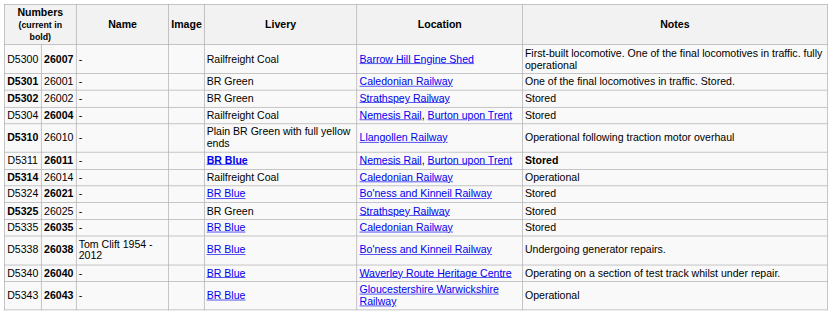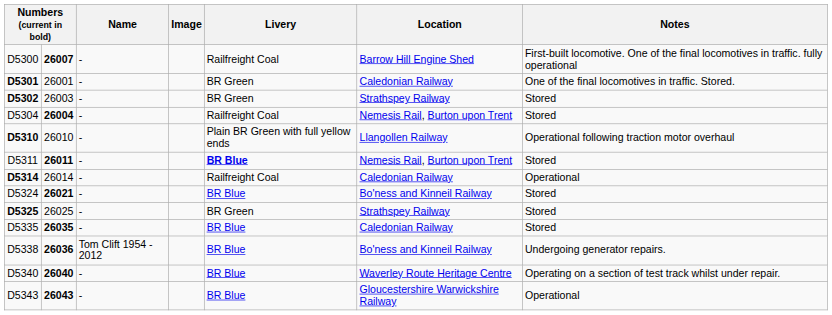(59, 98) 26002 -> (59, 98) 26003
(542, 160) bold -> (540, 160) normal
(59, 250) 26038 -> (59, 250) 26036
